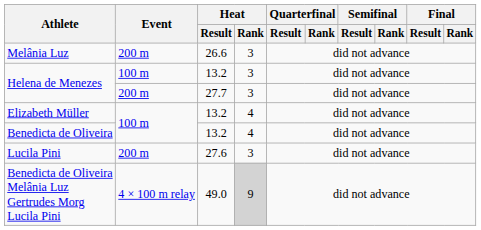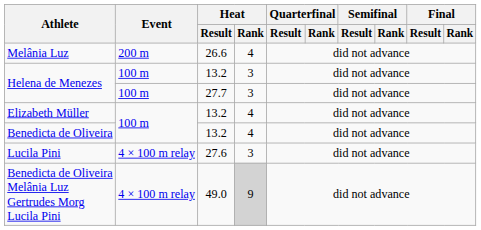(251, 53) 3 -> (251, 53) 4
(134, 93) 200 m -> (134, 93) 100 m
(134, 153) 200 m -> (157, 153) 4 × 100 m relay
